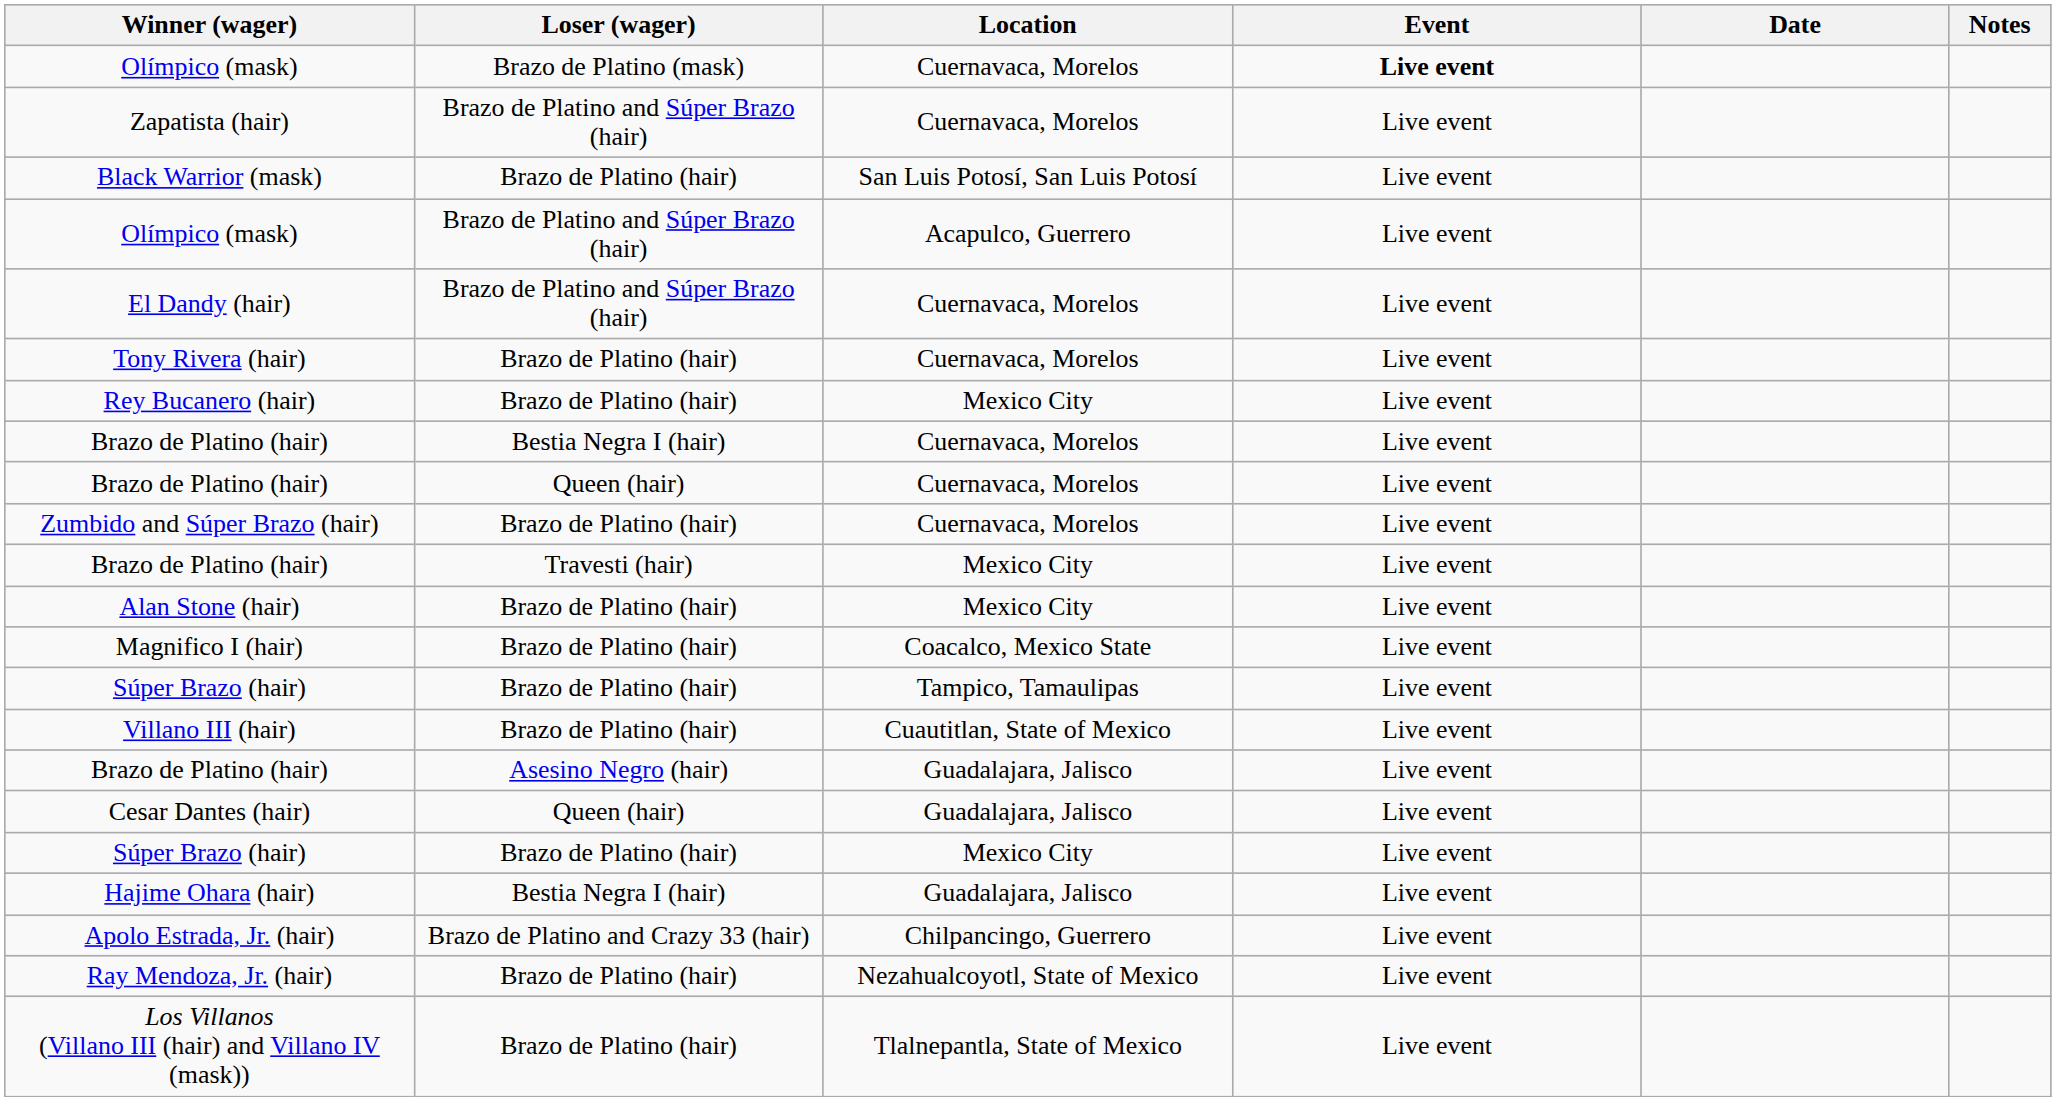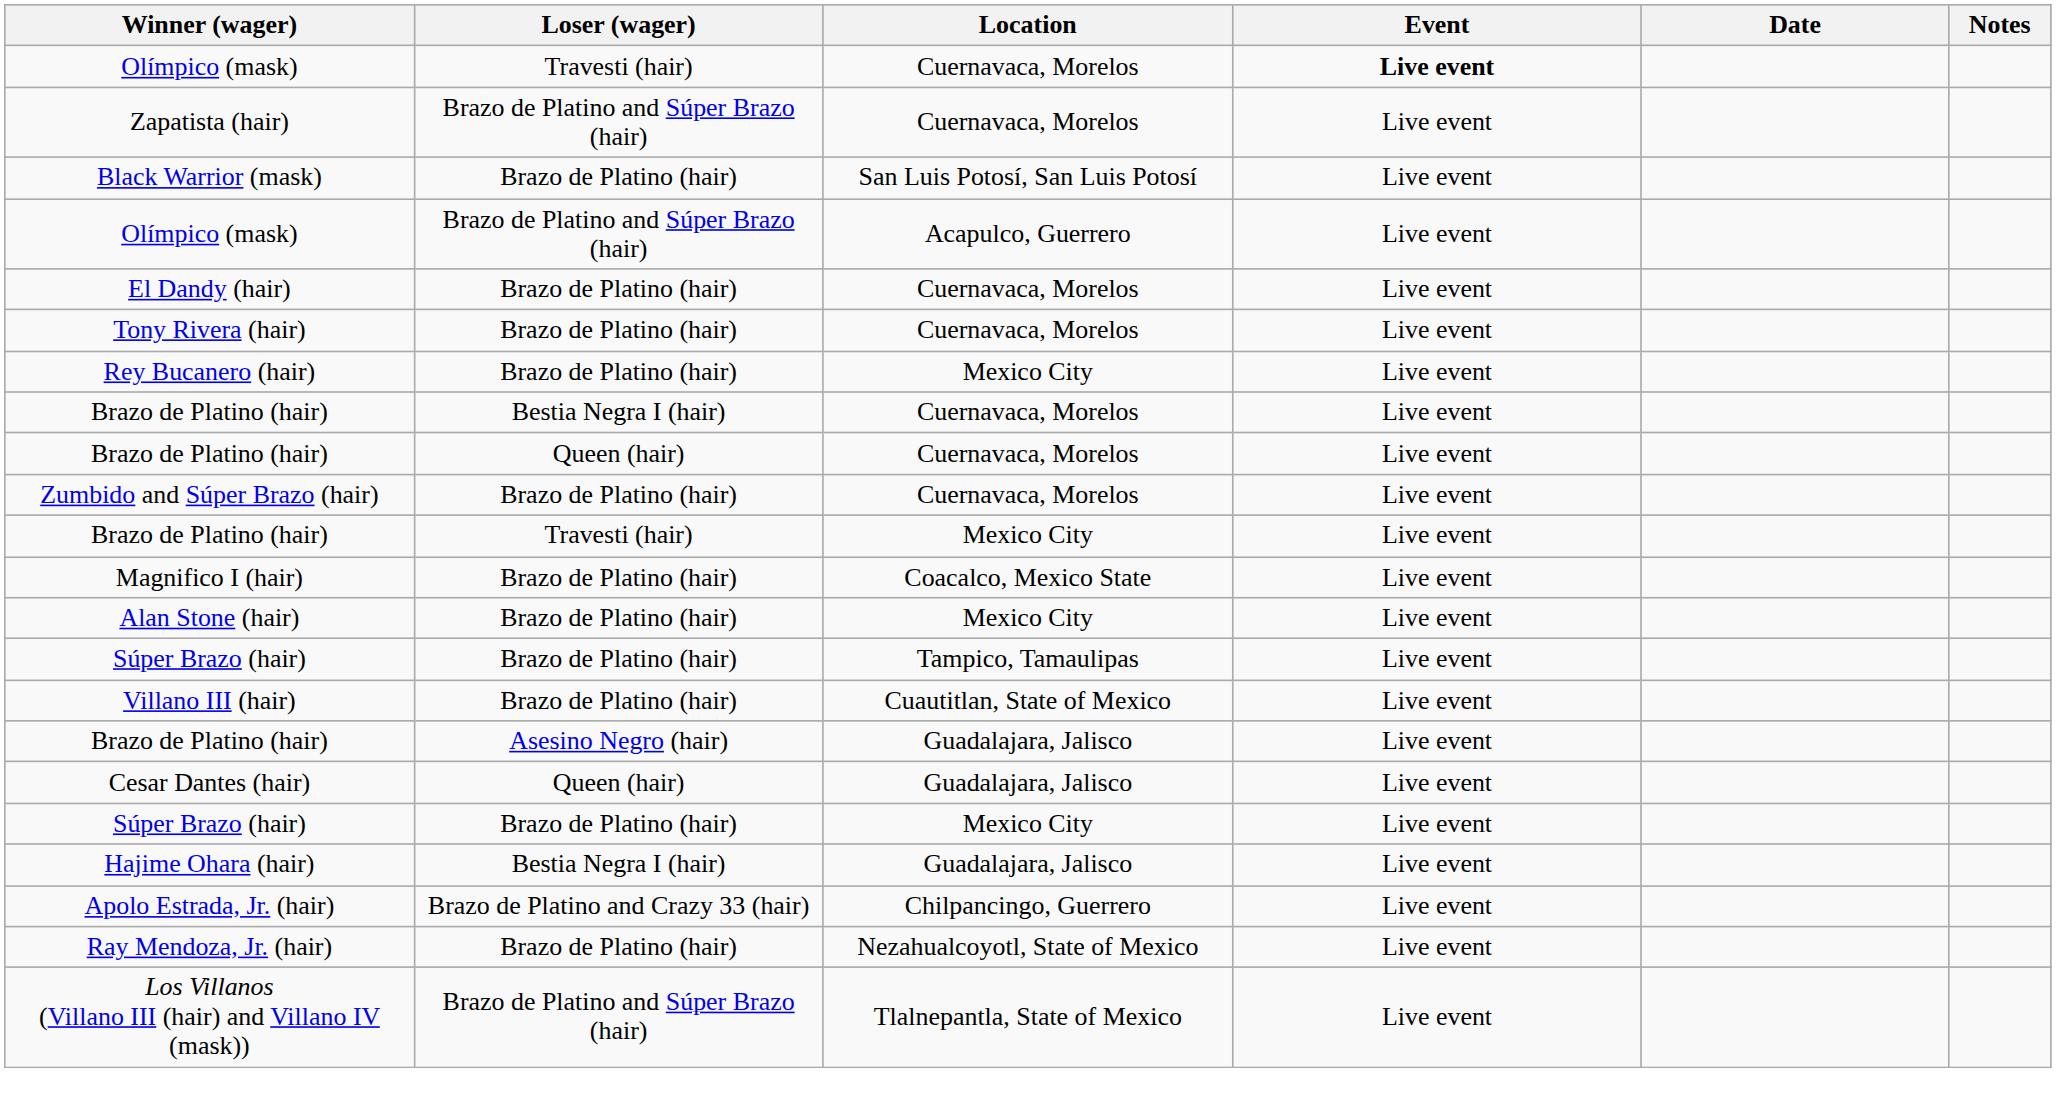(619, 66) Brazo de Platino (mask) -> (619, 66) Travesti (hair)
(619, 303) Brazo de Platino and Súper Brazo (hair) -> (619, 288) Brazo de Platino (hair)
rows swapped: (209, 605) <-> (209, 646)
(619, 1046) Brazo de Platino (hair) -> (619, 1016) Brazo de Platino and Súper Brazo (hair)
